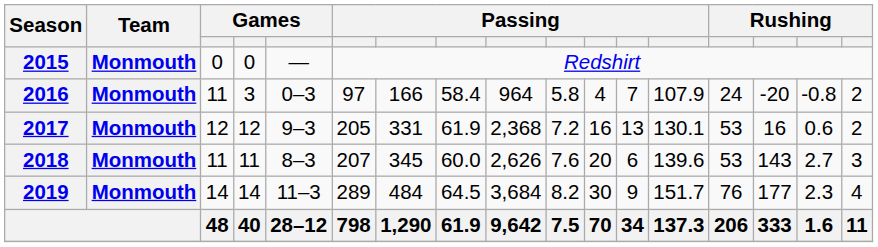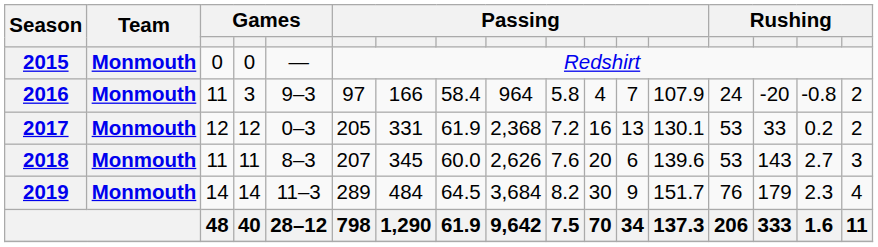(299, 95) 0–3 -> (299, 95) 9–3
(299, 127) 9–3 -> (299, 127) 0–3
(775, 127) 16 -> (775, 127) 33
(819, 127) 0.6 -> (819, 127) 0.2
(775, 192) 177 -> (775, 192) 179
